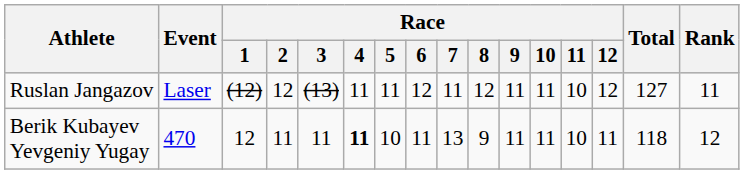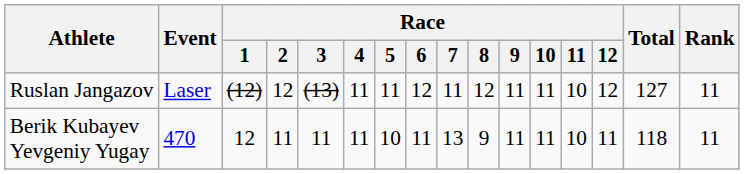(359, 138) bold -> (359, 138) normal
(710, 138) 12 -> (710, 138) 11
